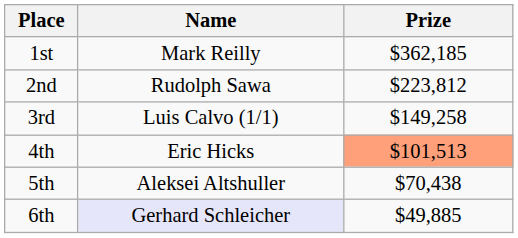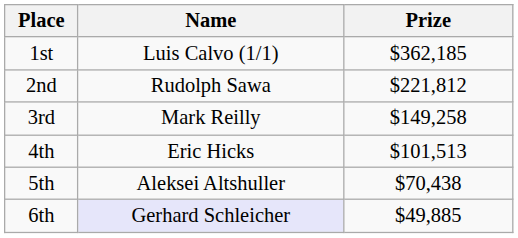(211, 53) Mark Reilly -> (211, 53) Luis Calvo (1/1)
(428, 85) $223,812 -> (428, 85) $221,812
(211, 118) Luis Calvo (1/1) -> (211, 118) Mark Reilly
(428, 150) lightsalmon background -> (428, 150) no background
